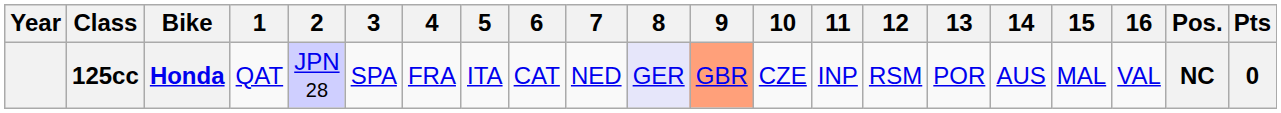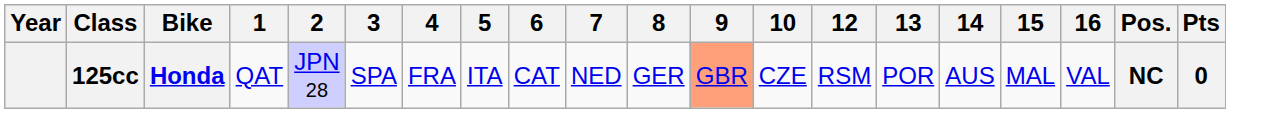- column: (838, 23)
(659, 75) lavender background -> (659, 75) no background
